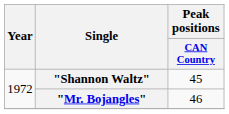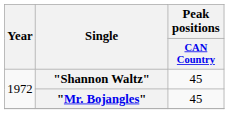(196, 99) 46 -> (196, 99) 45
